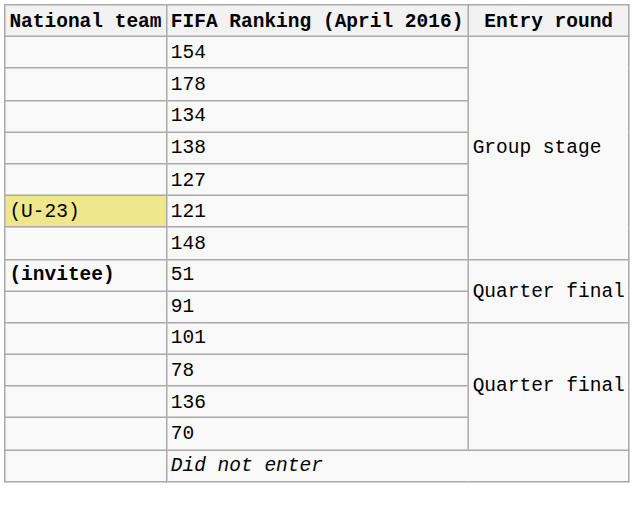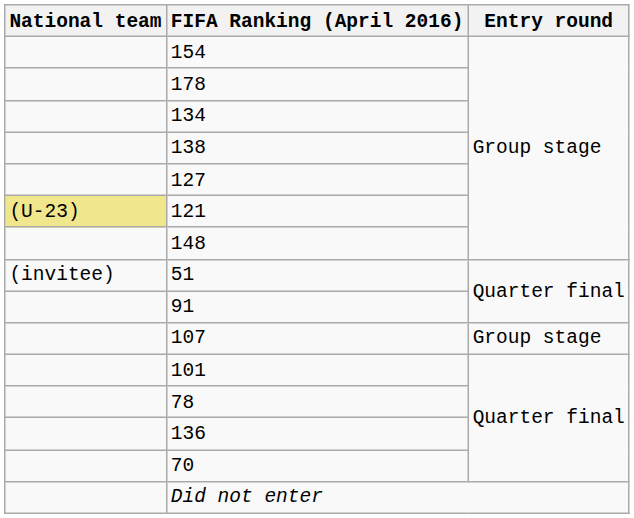(62, 275) bold -> (62, 275) normal
+ row: (188, 338)
